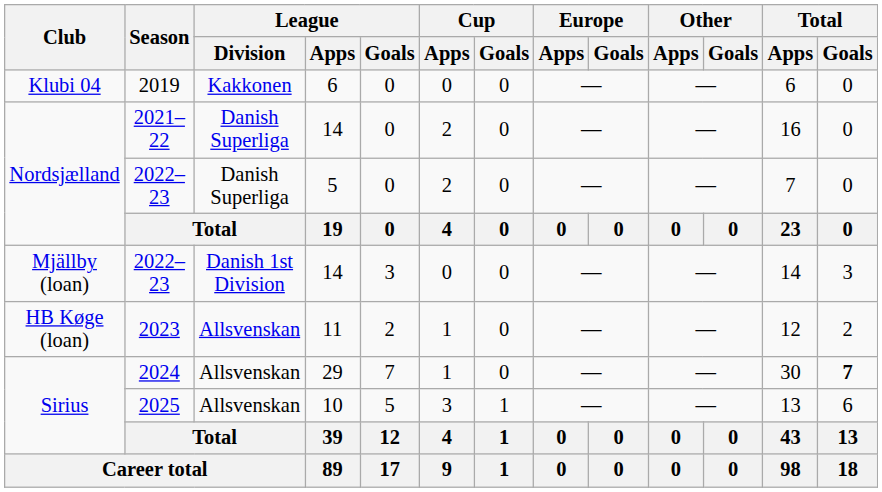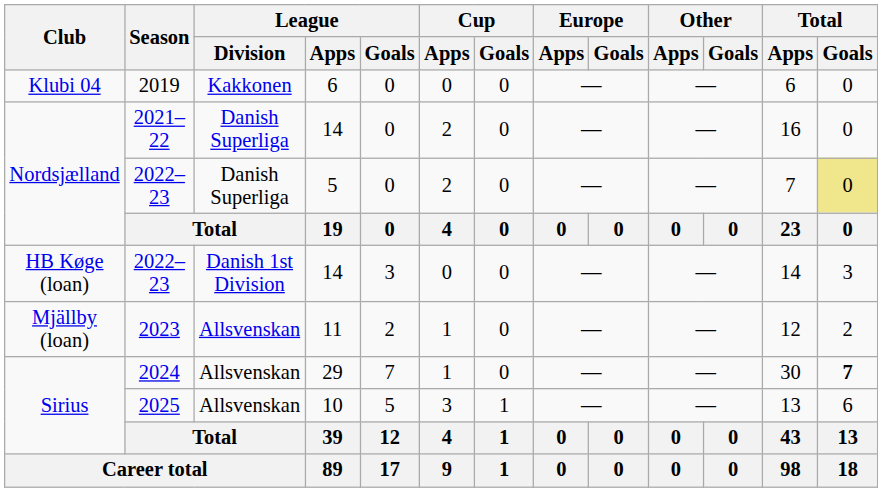(848, 185) no background -> (848, 185) khaki background
(65, 273) Mjällby (loan) -> (65, 273) HB Køge (loan)
(65, 328) HB Køge (loan) -> (65, 328) Mjällby (loan)
